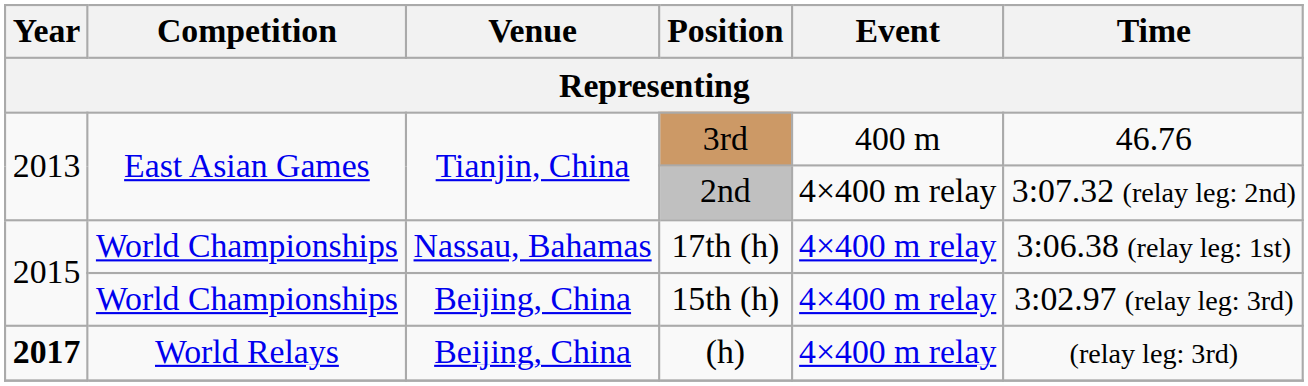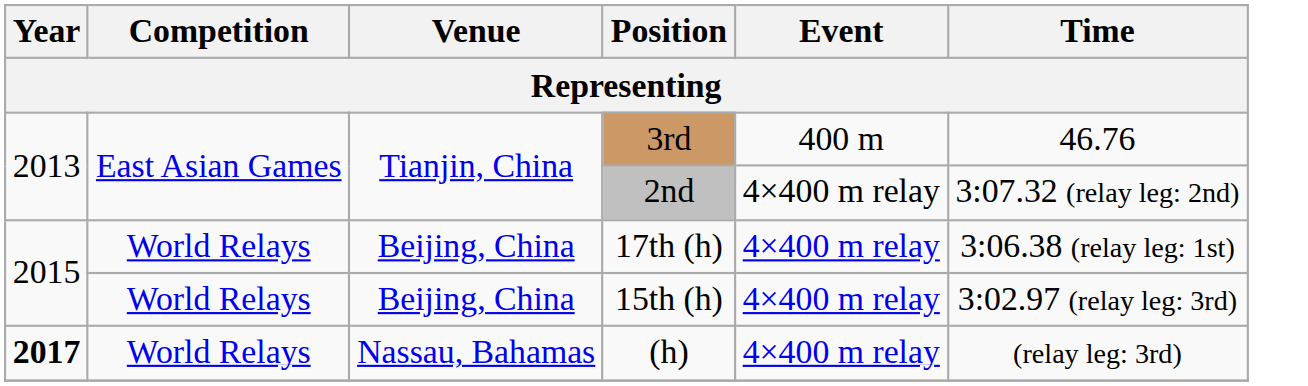(247, 245) World Championships -> (219, 245) World Relays
(533, 245) Nassau, Bahamas -> (476, 245) Beijing, China
(247, 298) World Championships -> (219, 298) World Relays
(533, 352) Beijing, China -> (476, 352) Nassau, Bahamas
